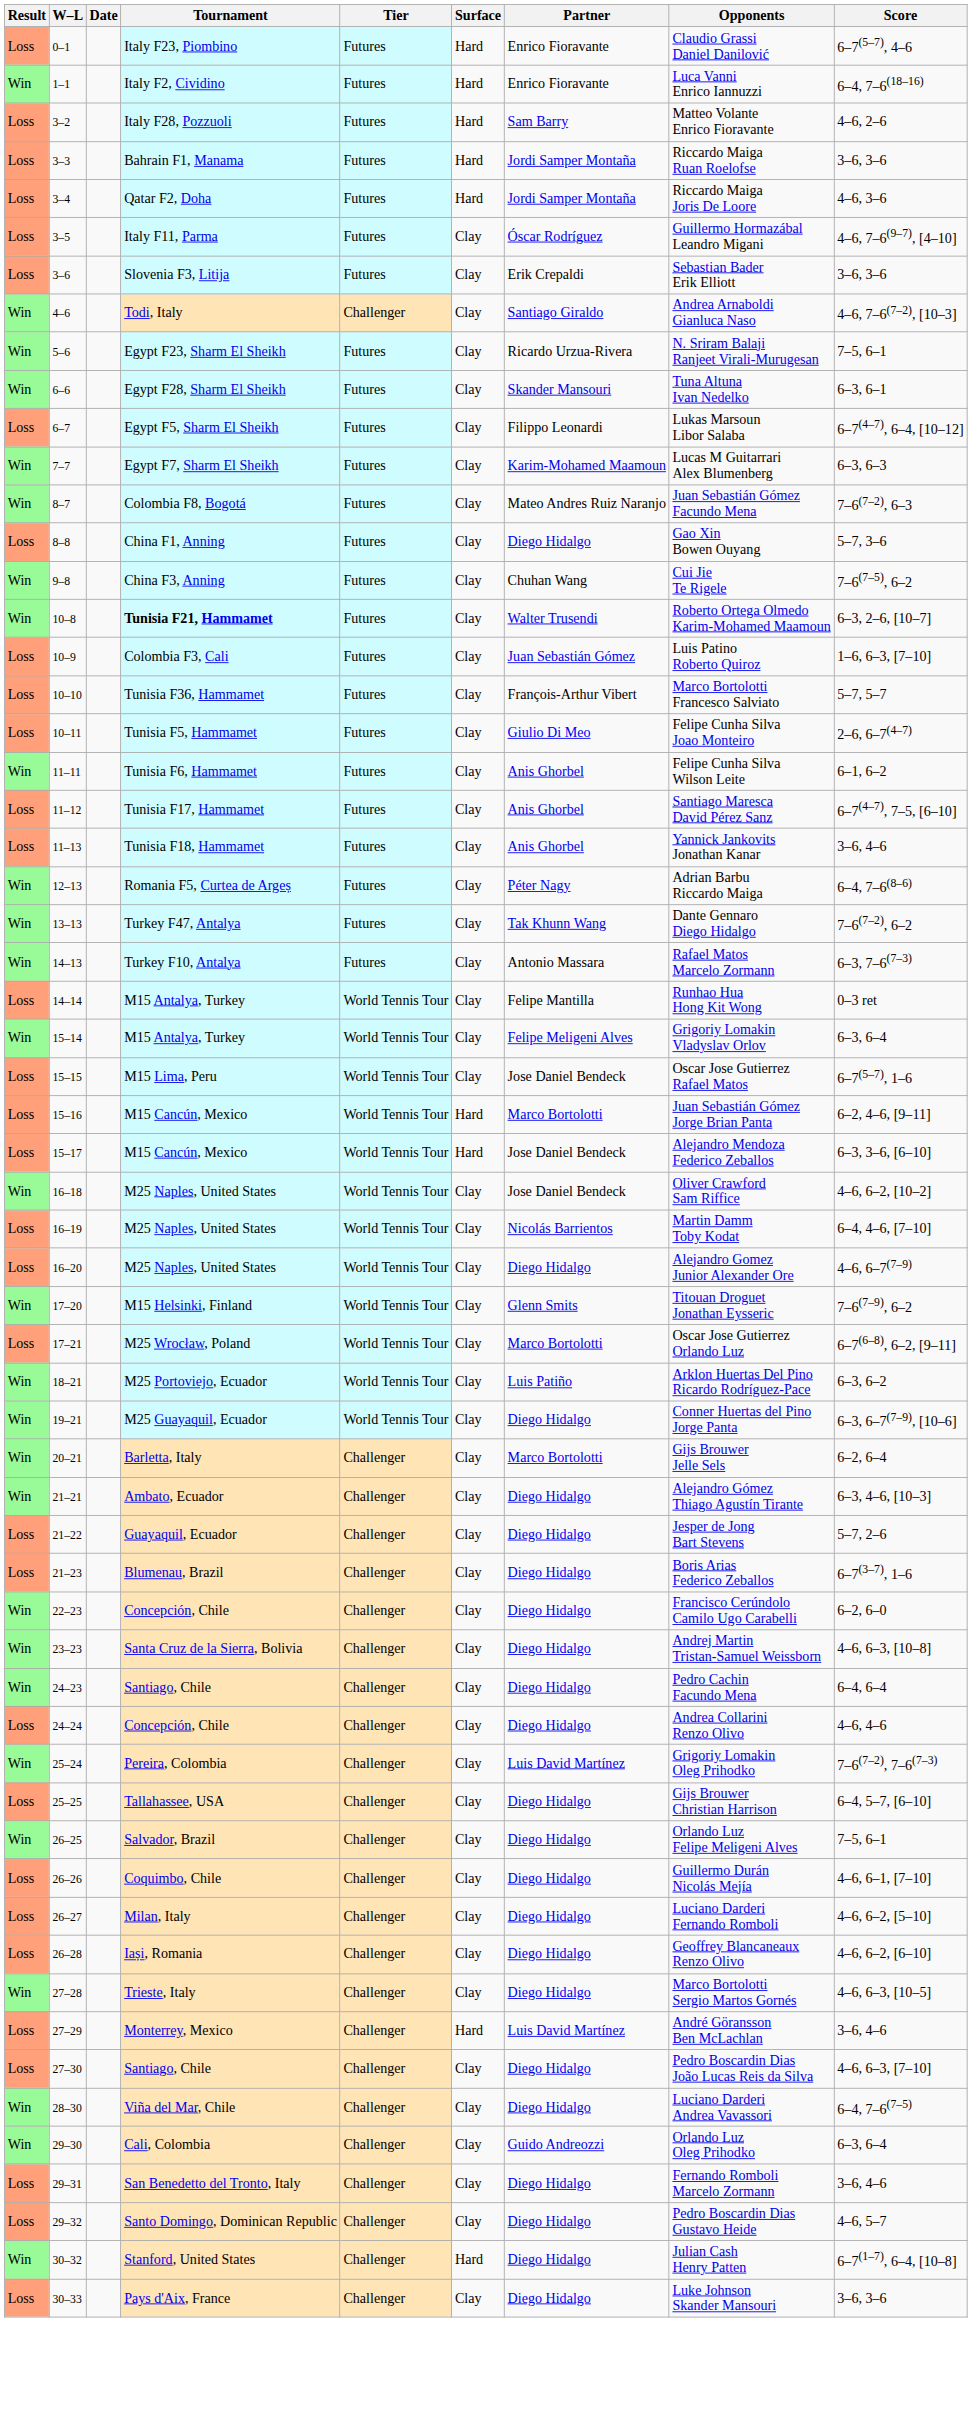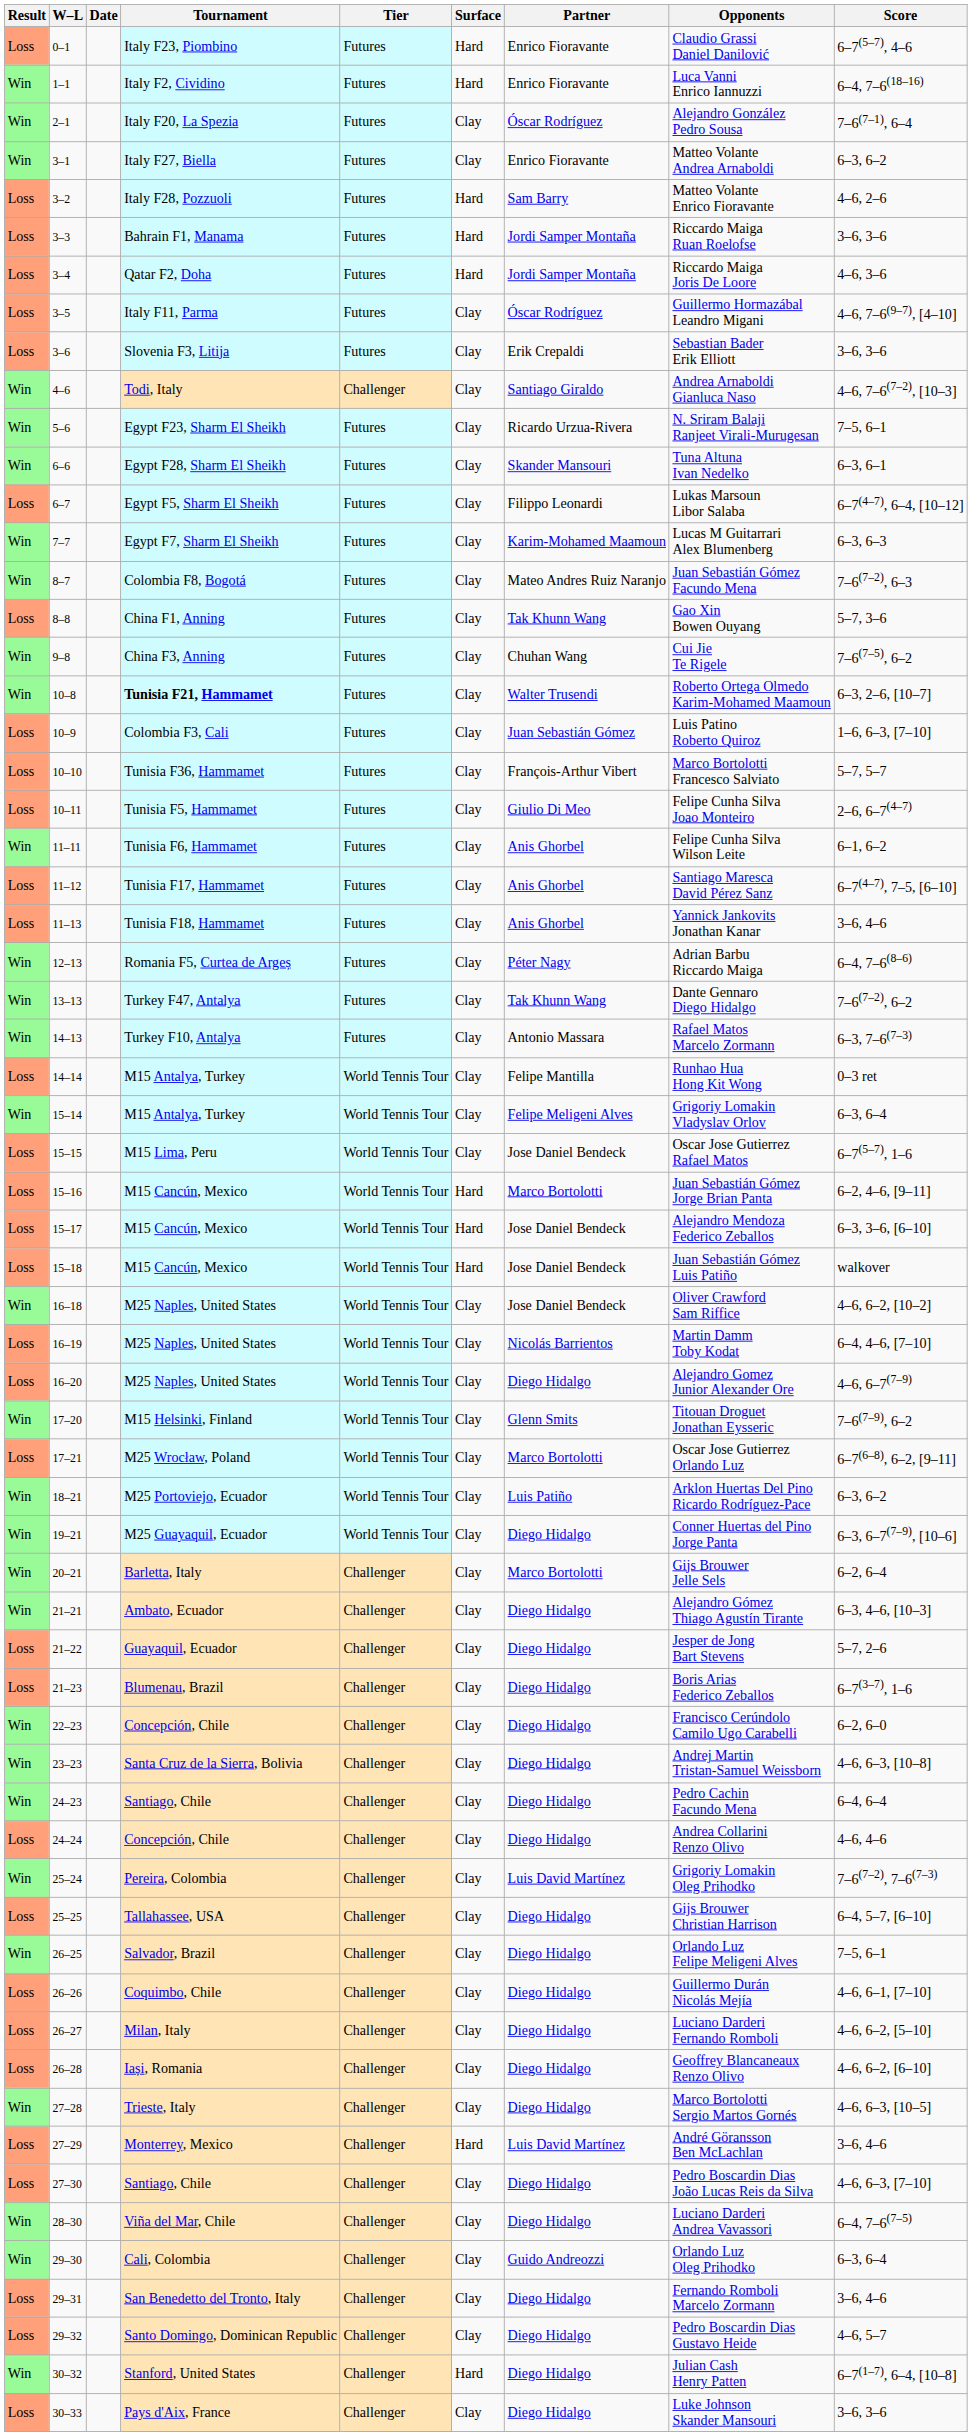+ row: (61, 123)
+ row: (61, 161)
(549, 542) Diego Hidalgo -> (557, 618) Tak Khunn Wang
+ row: (67, 1268)
